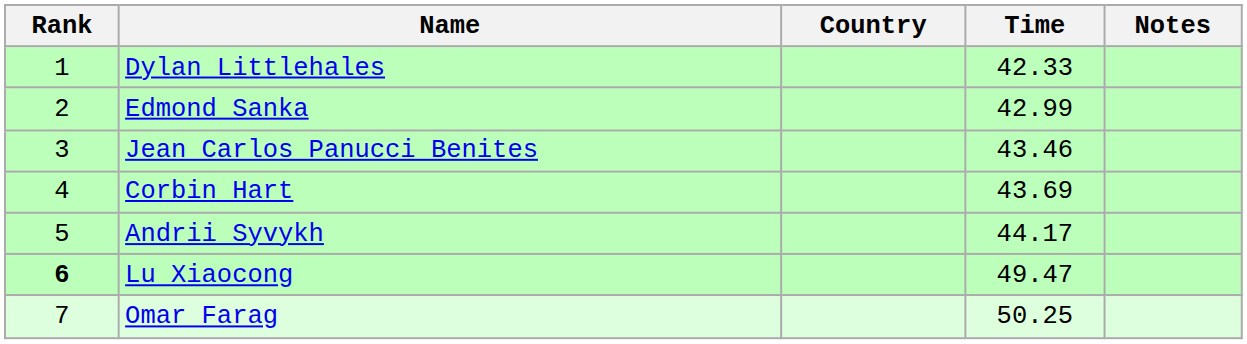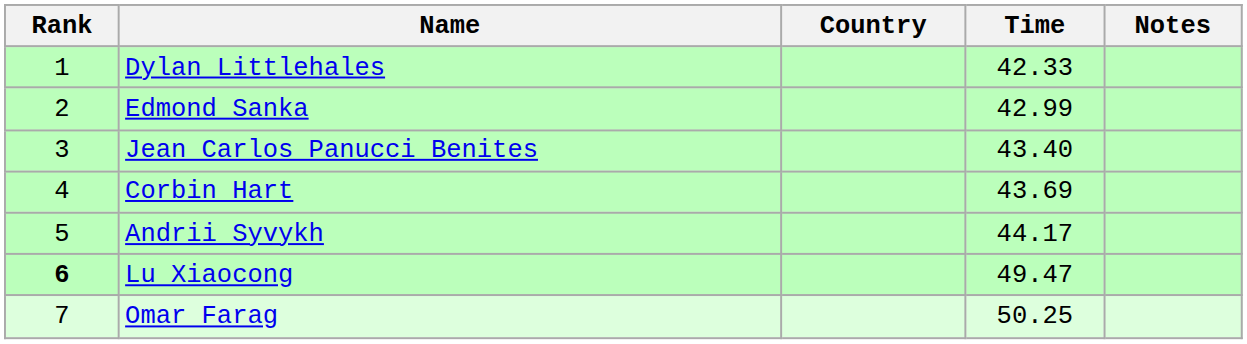(1035, 150) 43.46 -> (1035, 150) 43.40
